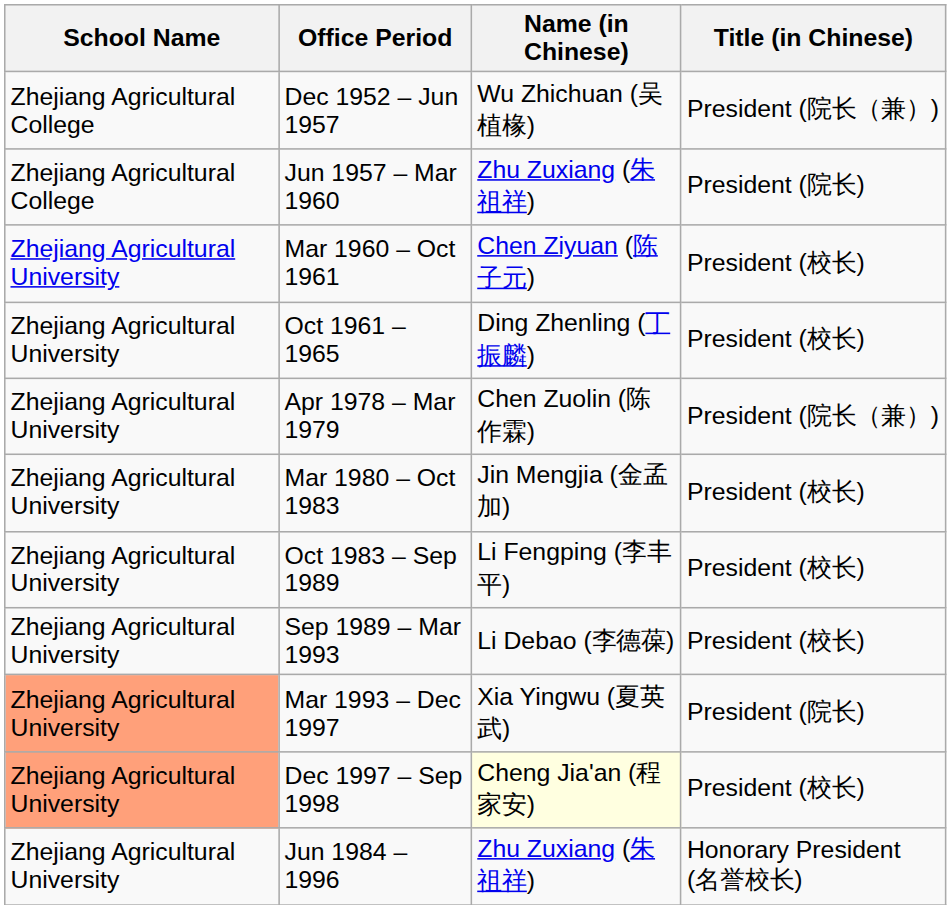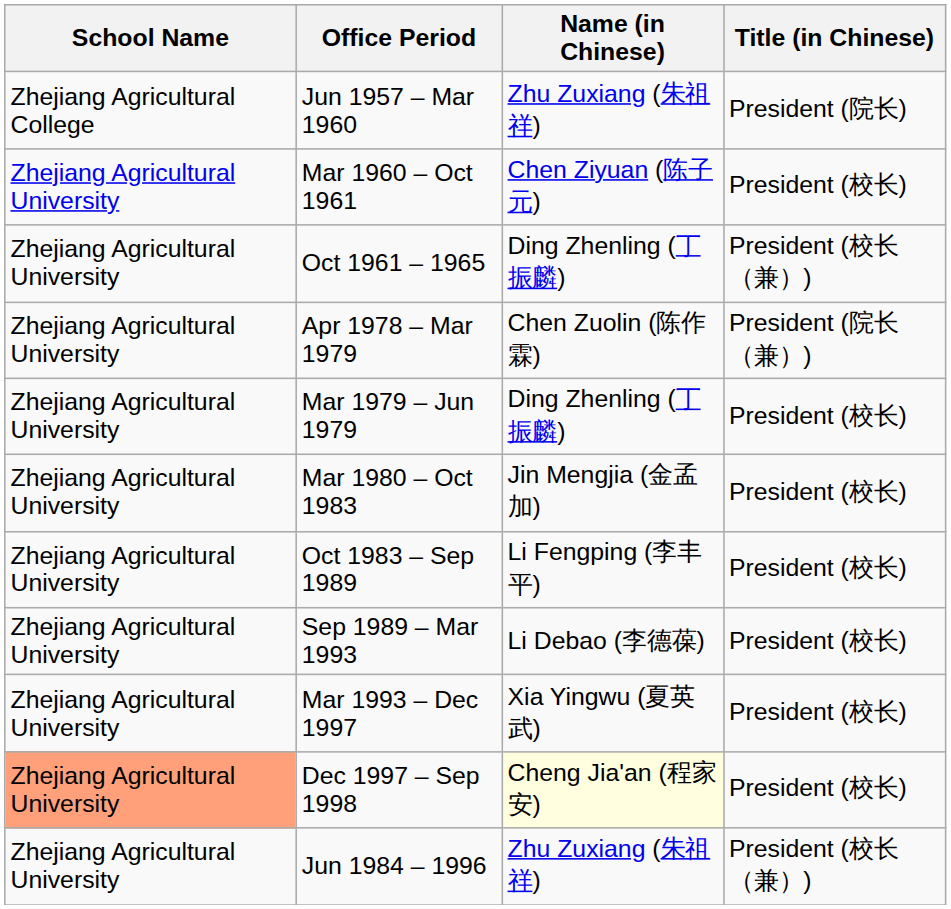- row: (371, 109)
(776, 338) President (校长) -> (814, 262) President (校长（兼）)
+ row: (388, 416)
(123, 712) lightsalmon background -> (123, 712) no background
(776, 712) President (院长) -> (818, 712) President (校长)
(794, 864) Honorary President (名誉校长) -> (814, 865) President (校长（兼）)
